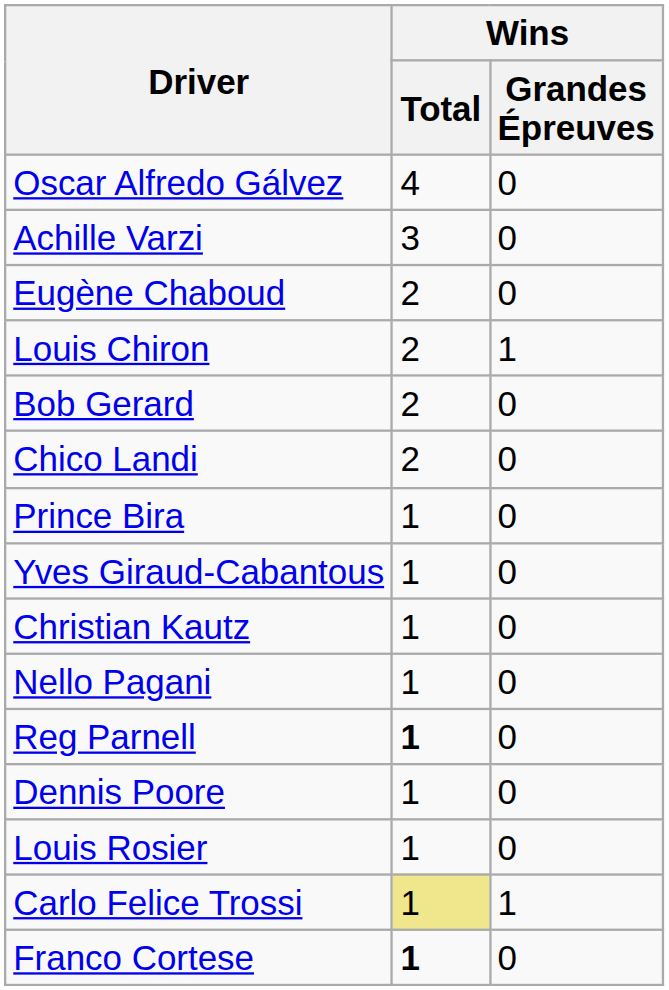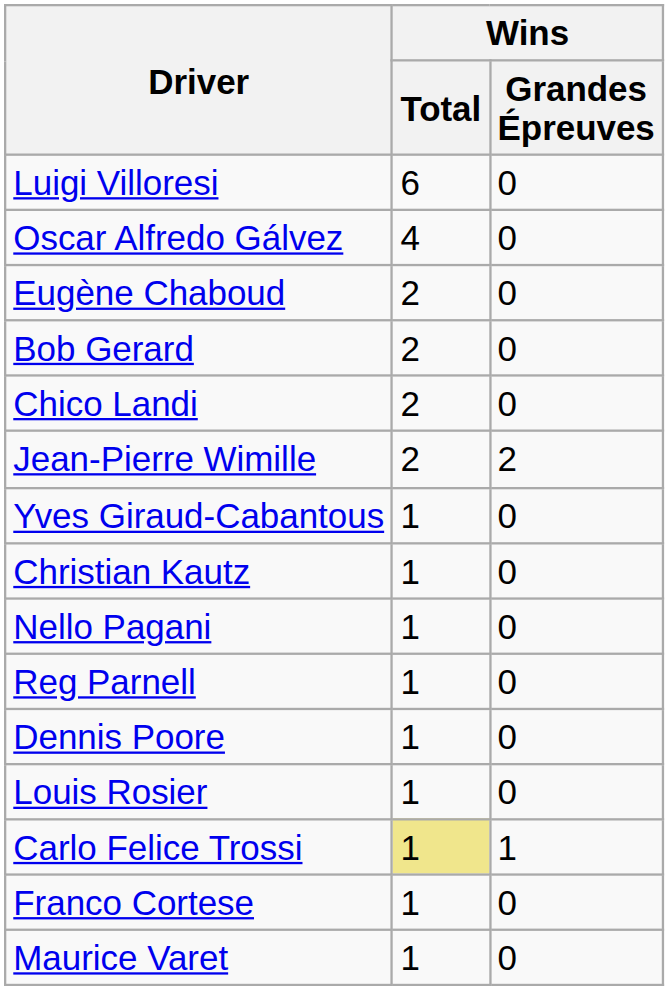+ row: (116, 183)
- row: (108, 238)
- row: (111, 349)
+ row: (165, 460)
- row: (99, 515)
(410, 736) bold -> (410, 681) normal
(410, 958) bold -> (410, 902) normal
+ row: (121, 958)
